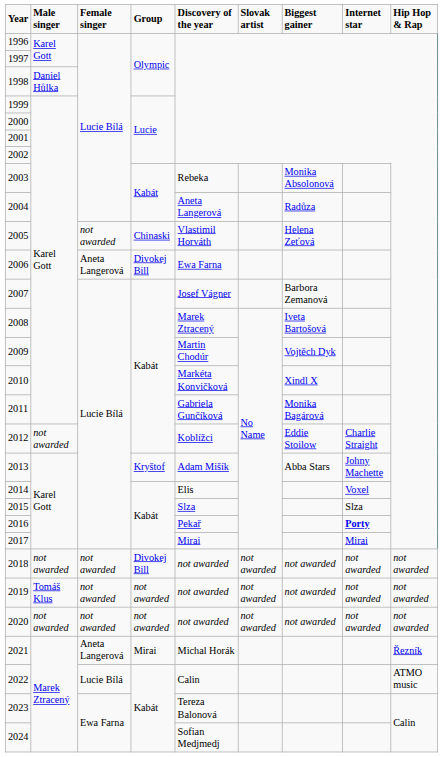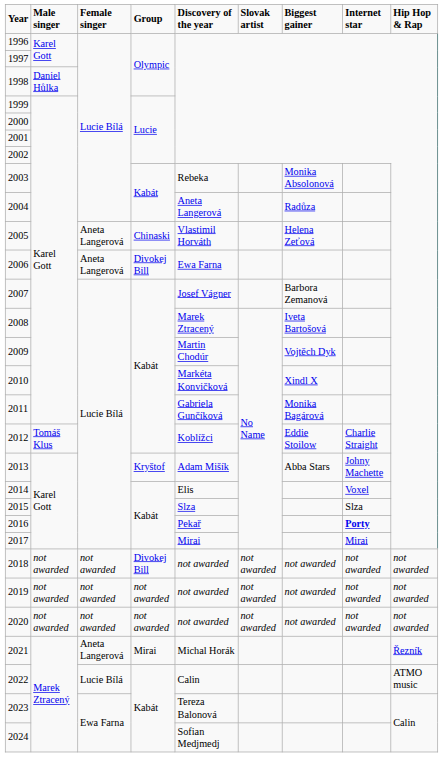(98, 235) not awarded -> (102, 235) Aneta Langerová
(51, 438) not awarded -> (47, 438) Tomáš Klus
(47, 592) Tomáš Klus -> (51, 592) not awarded
